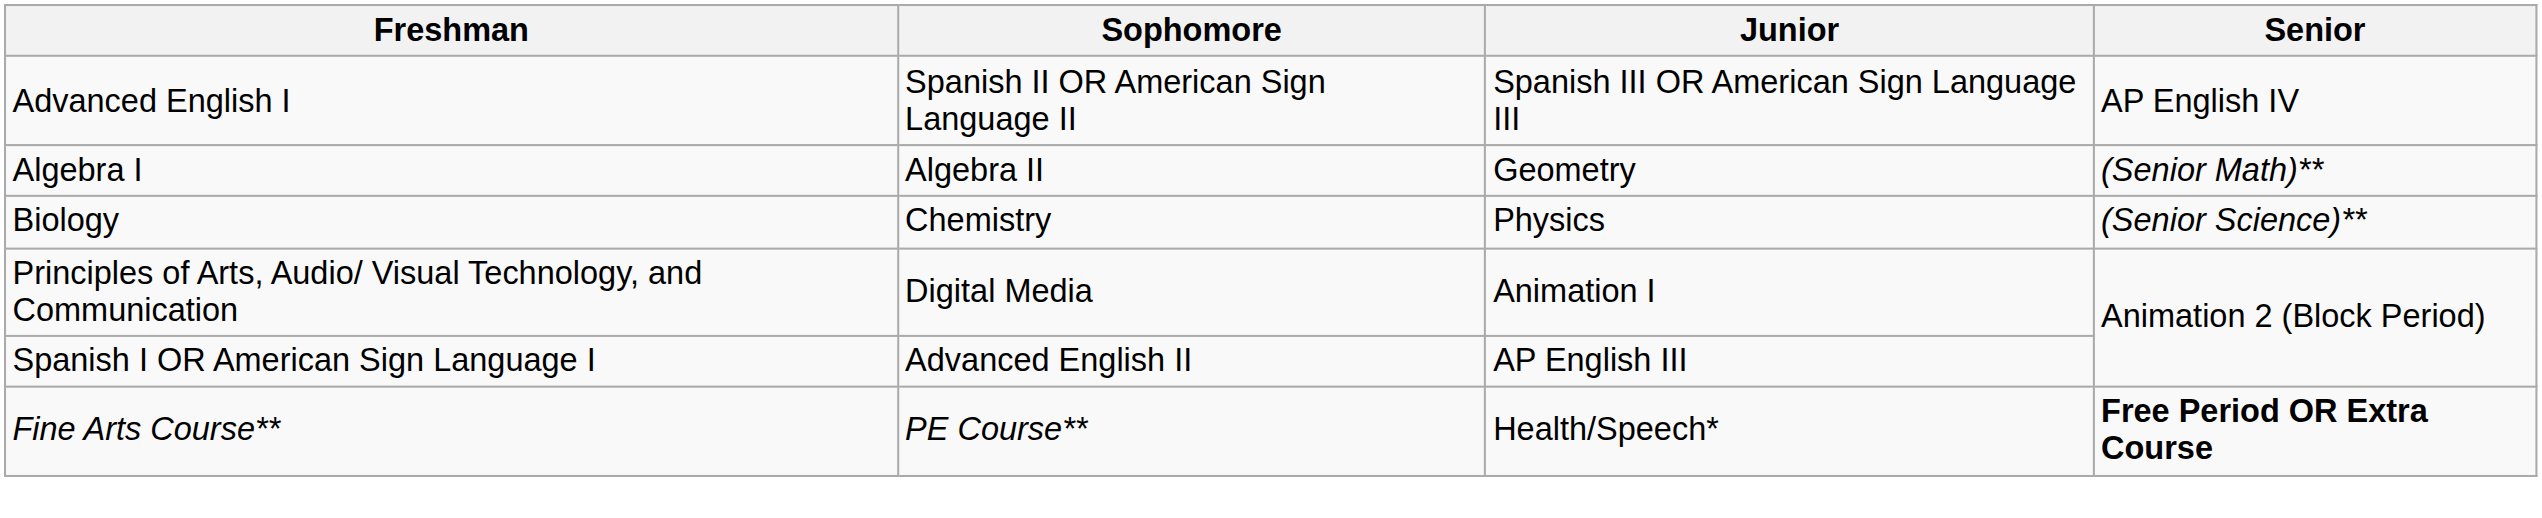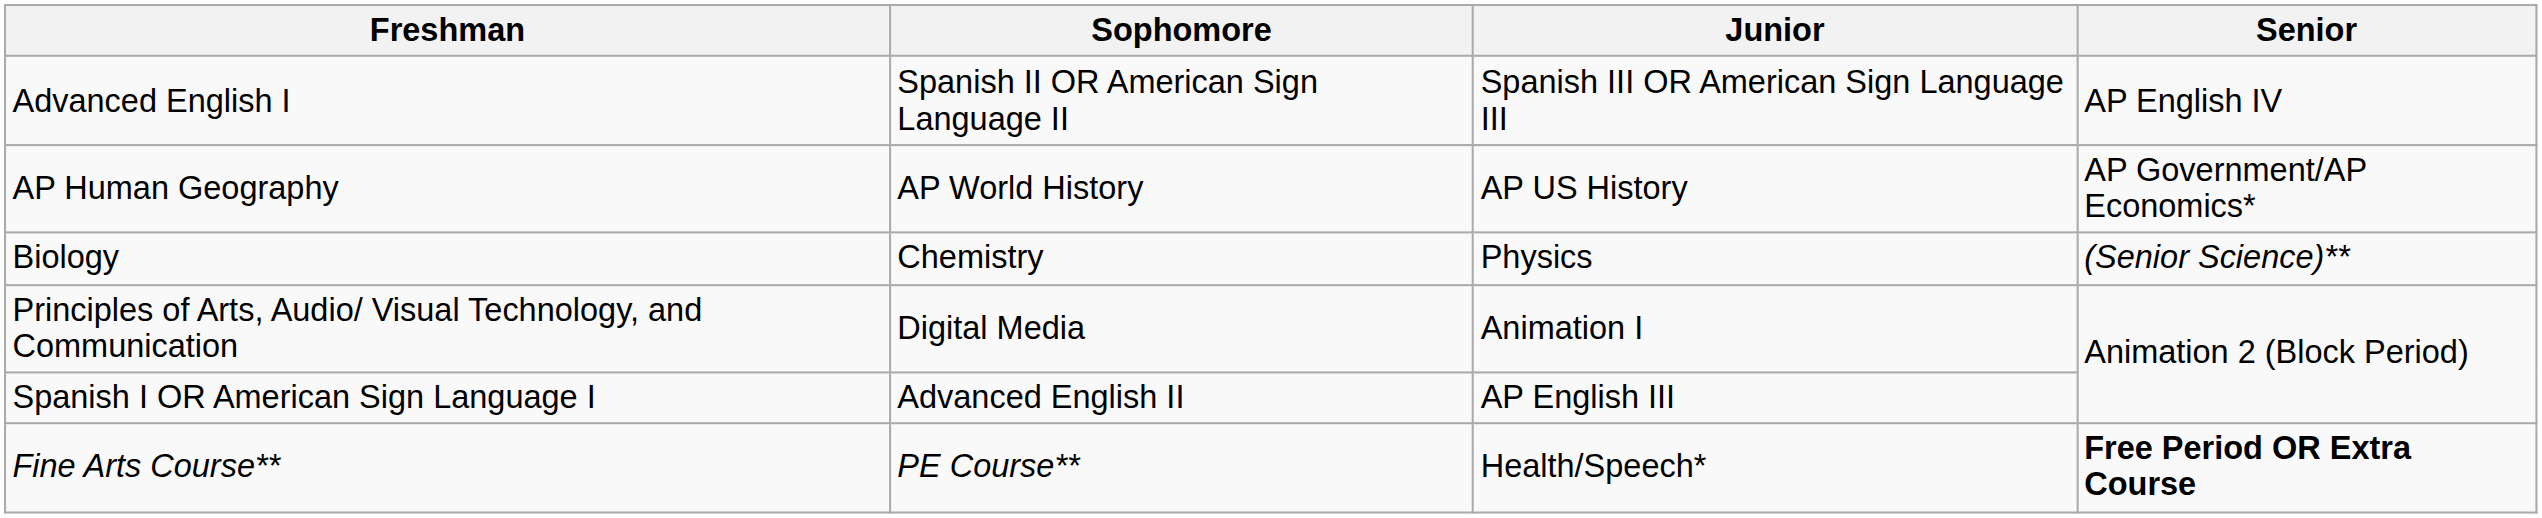+ row: (176, 188)
- row: (78, 169)
